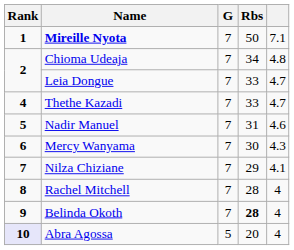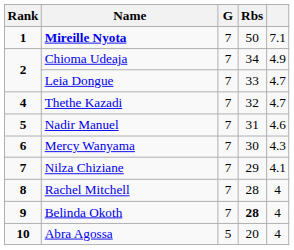(278, 59) 4.8 -> (278, 59) 4.9
(252, 103) 33 -> (252, 103) 32
(23, 234) lavender background -> (23, 234) no background
